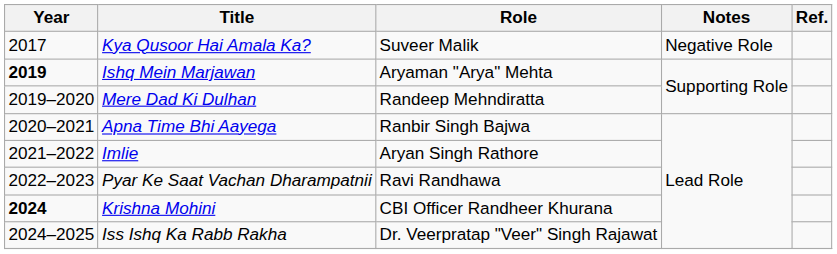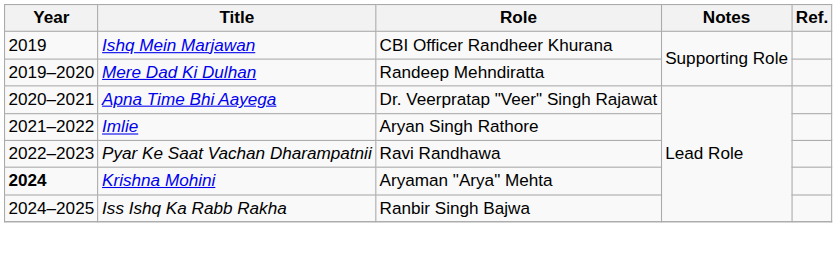- row: (206, 45)
(28, 72) bold -> (28, 45) normal
(466, 72) Aryaman "Arya" Mehta -> (496, 45) CBI Officer Randheer Khurana
(455, 126) Ranbir Singh Bajwa -> (518, 99) Dr. Veerpratap "Veer" Singh Rajawat
(496, 208) CBI Officer Randheer Khurana -> (466, 180) Aryaman "Arya" Mehta
(518, 235) Dr. Veerpratap "Veer" Singh Rajawat -> (455, 208) Ranbir Singh Bajwa
